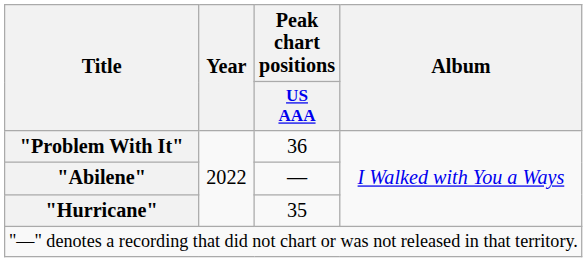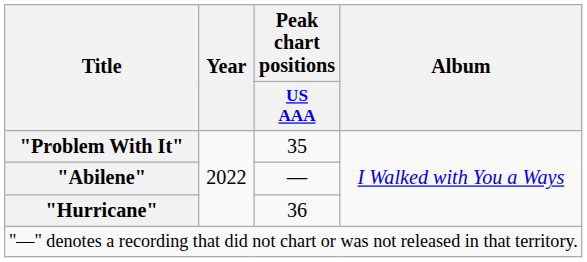(297, 146) 36 -> (297, 146) 35
(297, 210) 35 -> (297, 210) 36
